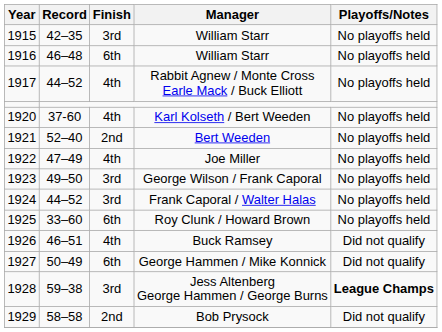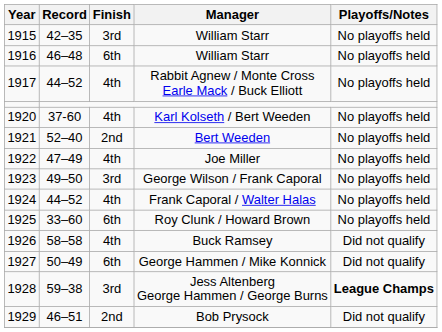(112, 199) 3rd -> (112, 199) 4th
(65, 240) 46–51 -> (65, 240) 58–58
(65, 317) 58–58 -> (65, 317) 46–51
